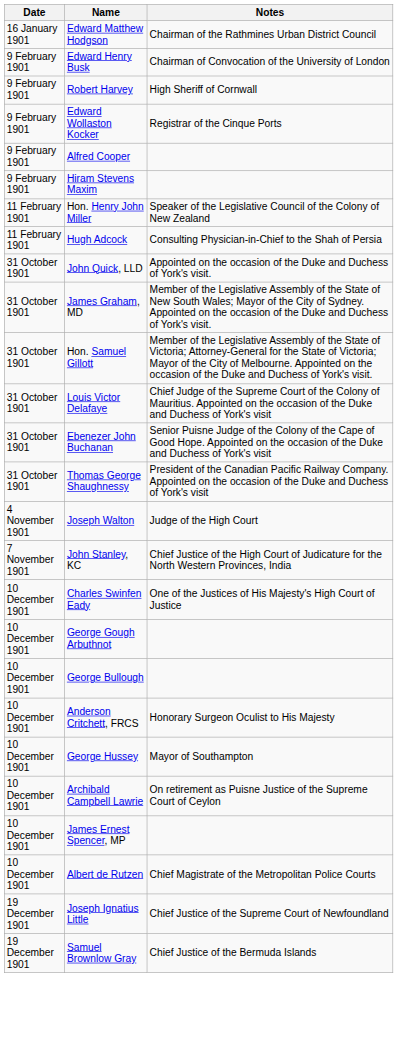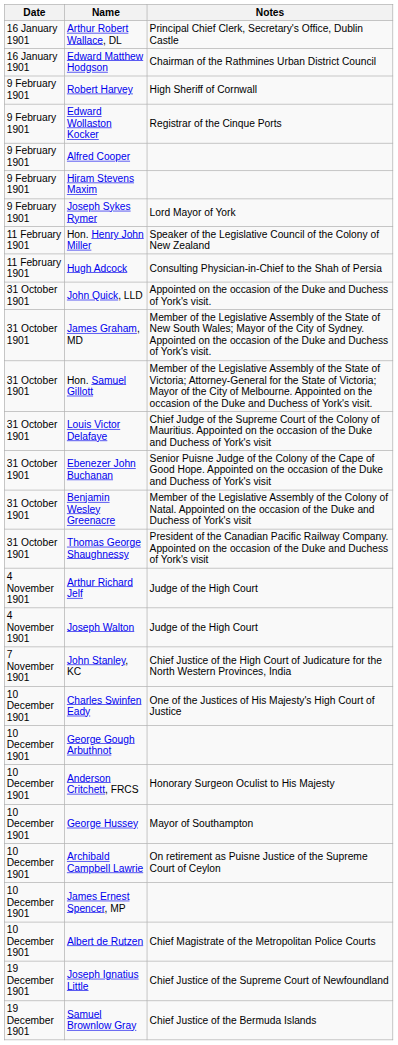+ row: (98, 34)
- row: (99, 62)
+ row: (99, 212)
+ row: (91, 509)
+ row: (100, 588)
- row: (105, 678)
